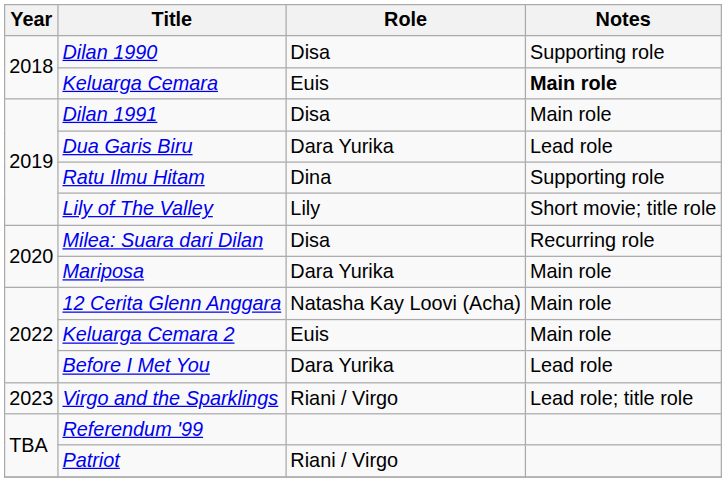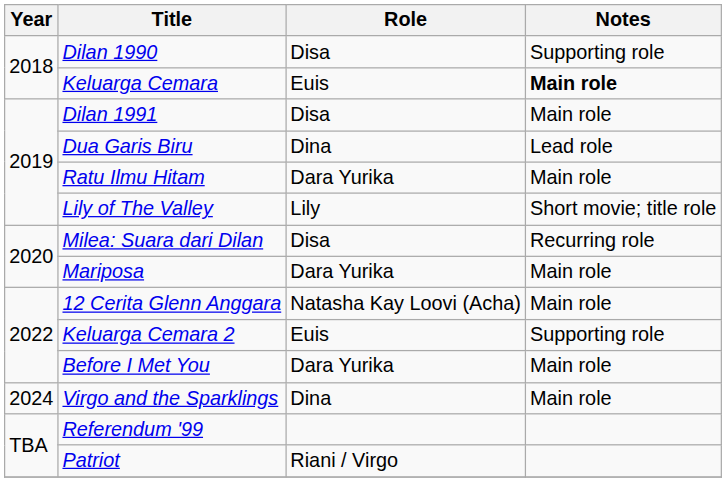(342, 146) Dara Yurika -> (311, 146) Dina
(311, 177) Dina -> (342, 177) Dara Yurika
(597, 177) Supporting role -> (571, 177) Main role
(571, 334) Main role -> (597, 334) Supporting role
(571, 366) Lead role -> (571, 366) Main role
(31, 397) 2023 -> (31, 397) 2024
(344, 397) Riani / Virgo -> (311, 397) Dina
(612, 397) Lead role; title role -> (571, 397) Main role
